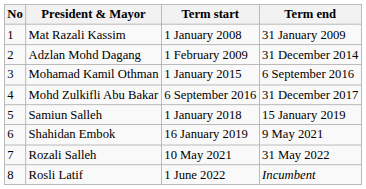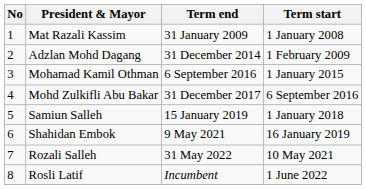columns swapped: (210, 14) <-> (310, 14)
